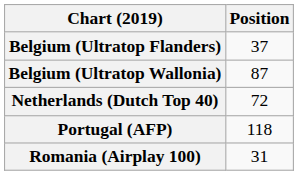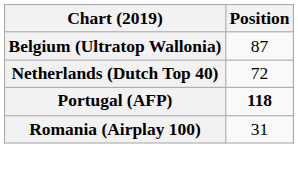- row: (115, 45)
(259, 128) normal -> (259, 101) bold
